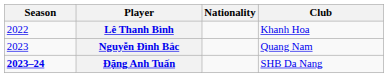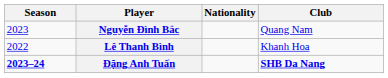rows swapped: (139, 30) <-> (139, 47)
(291, 64) normal -> (293, 64) bold
